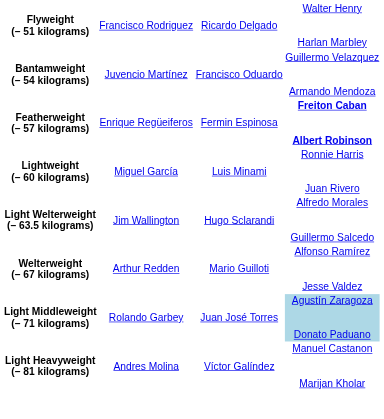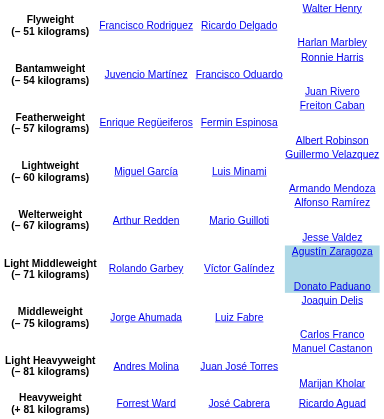(332, 74) Guillermo Velazquez Armando Mendoza -> (332, 74) Ronnie Harris Juan Rivero
(332, 123) bold -> (332, 123) normal
(332, 172) Ronnie Harris Juan Rivero -> (332, 172) Guillermo Velazquez Armando Mendoza
- row: (50, 220)
(239, 317) Juan José Torres -> (239, 269) Víctor Galíndez
+ row: (50, 317)
(239, 366) Víctor Galíndez -> (239, 366) Juan José Torres
+ row: (50, 403)
